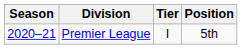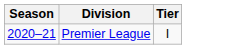- column: (209, 14)
